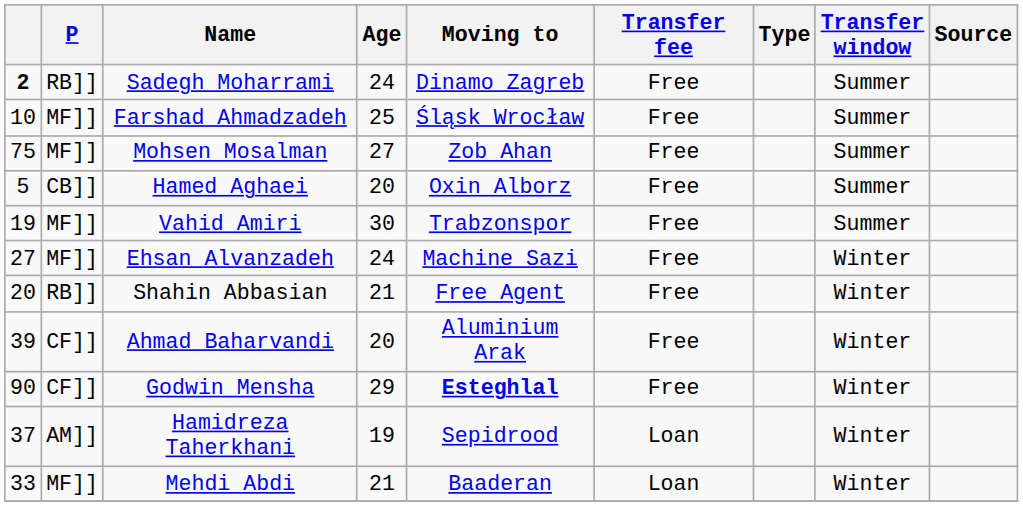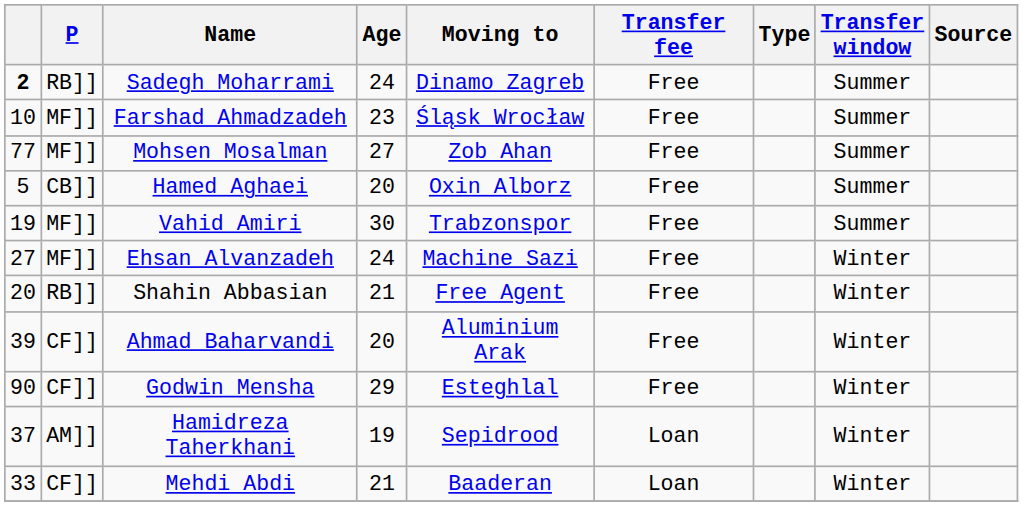(382, 118) 25 -> (382, 118) 23
(23, 153) 75 -> (23, 153) 77
(500, 389) bold -> (500, 389) normal
(72, 484) MF]] -> (72, 484) CF]]
